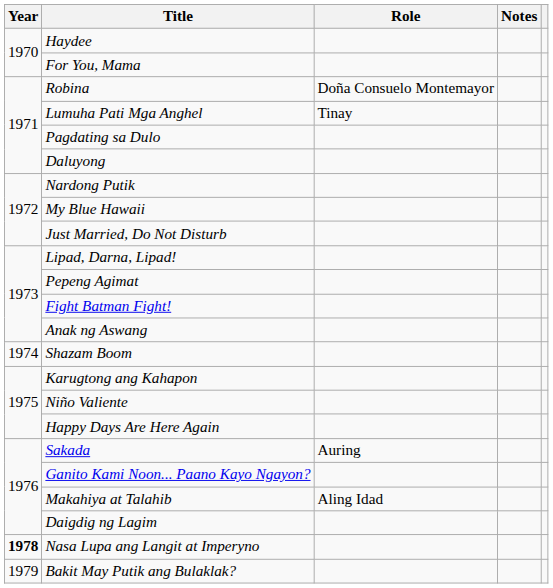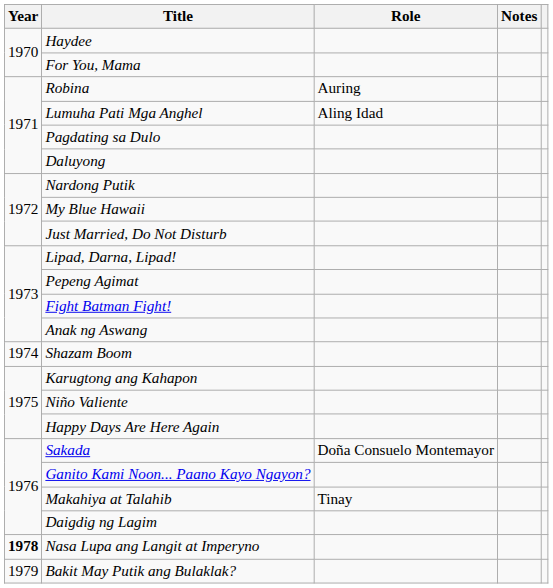(406, 88) Doña Consuelo Montemayor -> (339, 88) Auring
(335, 112) Tinay -> (350, 112) Aling Idad
(339, 450) Auring -> (406, 450) Doña Consuelo Montemayor
(350, 498) Aling Idad -> (335, 498) Tinay
